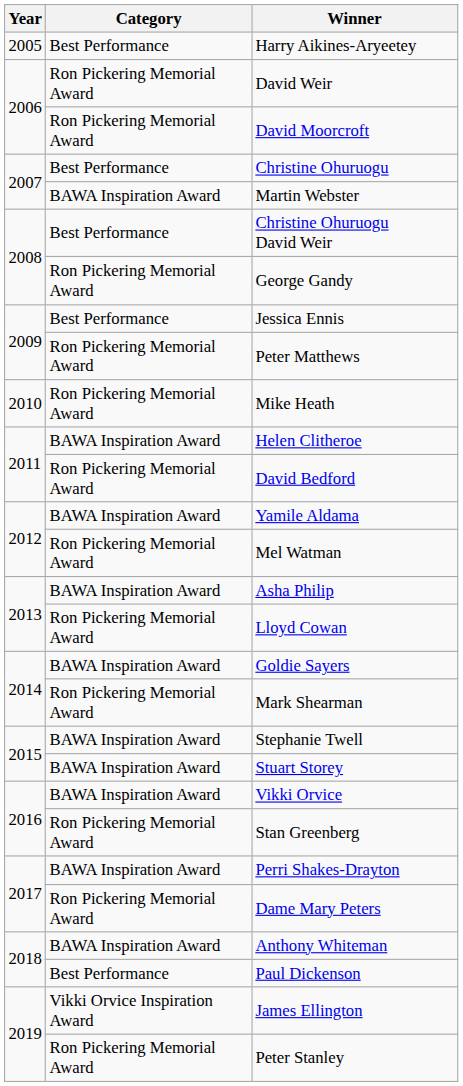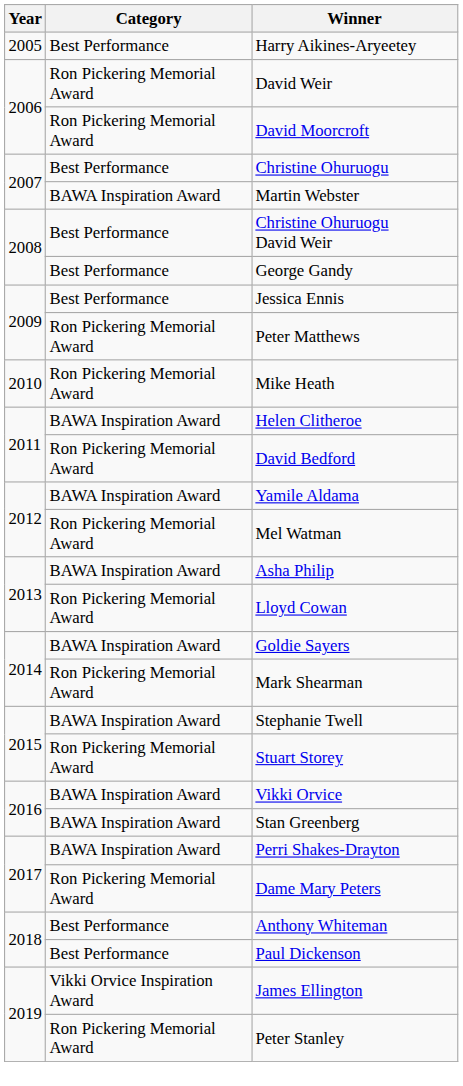(133, 280) Ron Pickering Memorial Award -> (109, 270) Best Performance
(135, 767) BAWA Inspiration Award -> (133, 757) Ron Pickering Memorial Award
(133, 832) Ron Pickering Memorial Award -> (135, 822) BAWA Inspiration Award
(135, 945) BAWA Inspiration Award -> (109, 925) Best Performance
